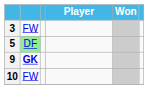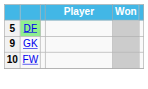- row: (12, 28)
(30, 60) bold -> (30, 44) normal
